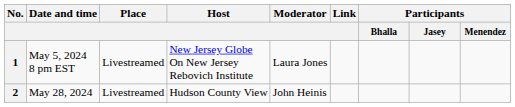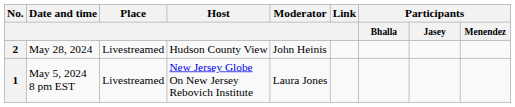rows swapped: (15, 62) <-> (15, 93)
